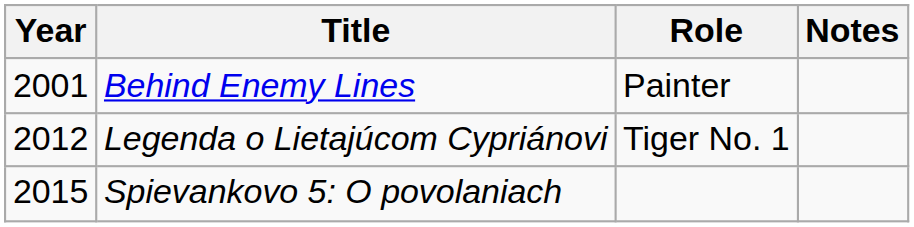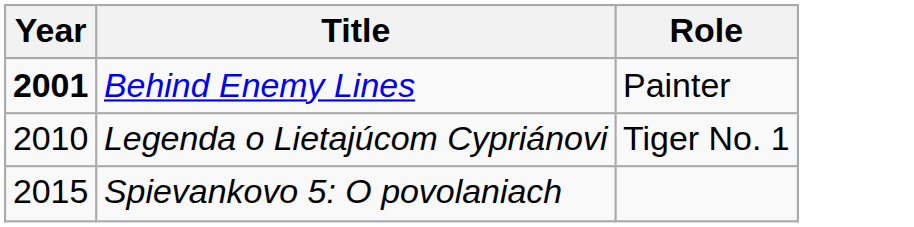- column: (852, 31)
(51, 85) normal -> (51, 85) bold
(51, 138) 2012 -> (51, 138) 2010
